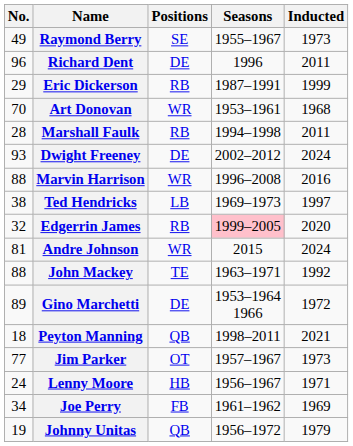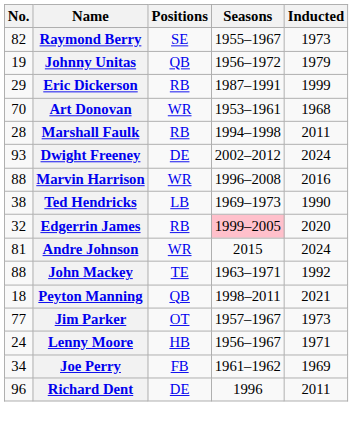(19, 39) 49 -> (19, 39) 82
rows swapped: (90, 62) <-> (90, 429)
(316, 202) 1997 -> (316, 202) 1990
- row: (90, 304)
